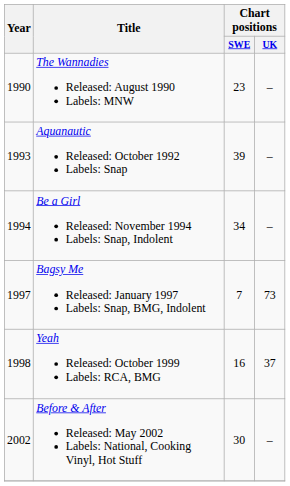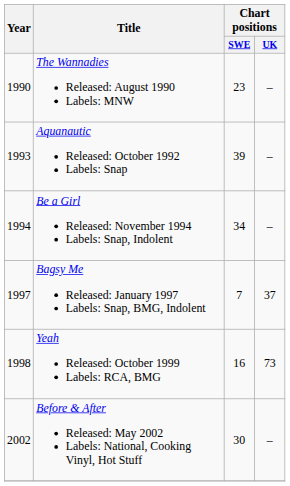(270, 294) 73 -> (270, 294) 37
(270, 364) 37 -> (270, 364) 73
